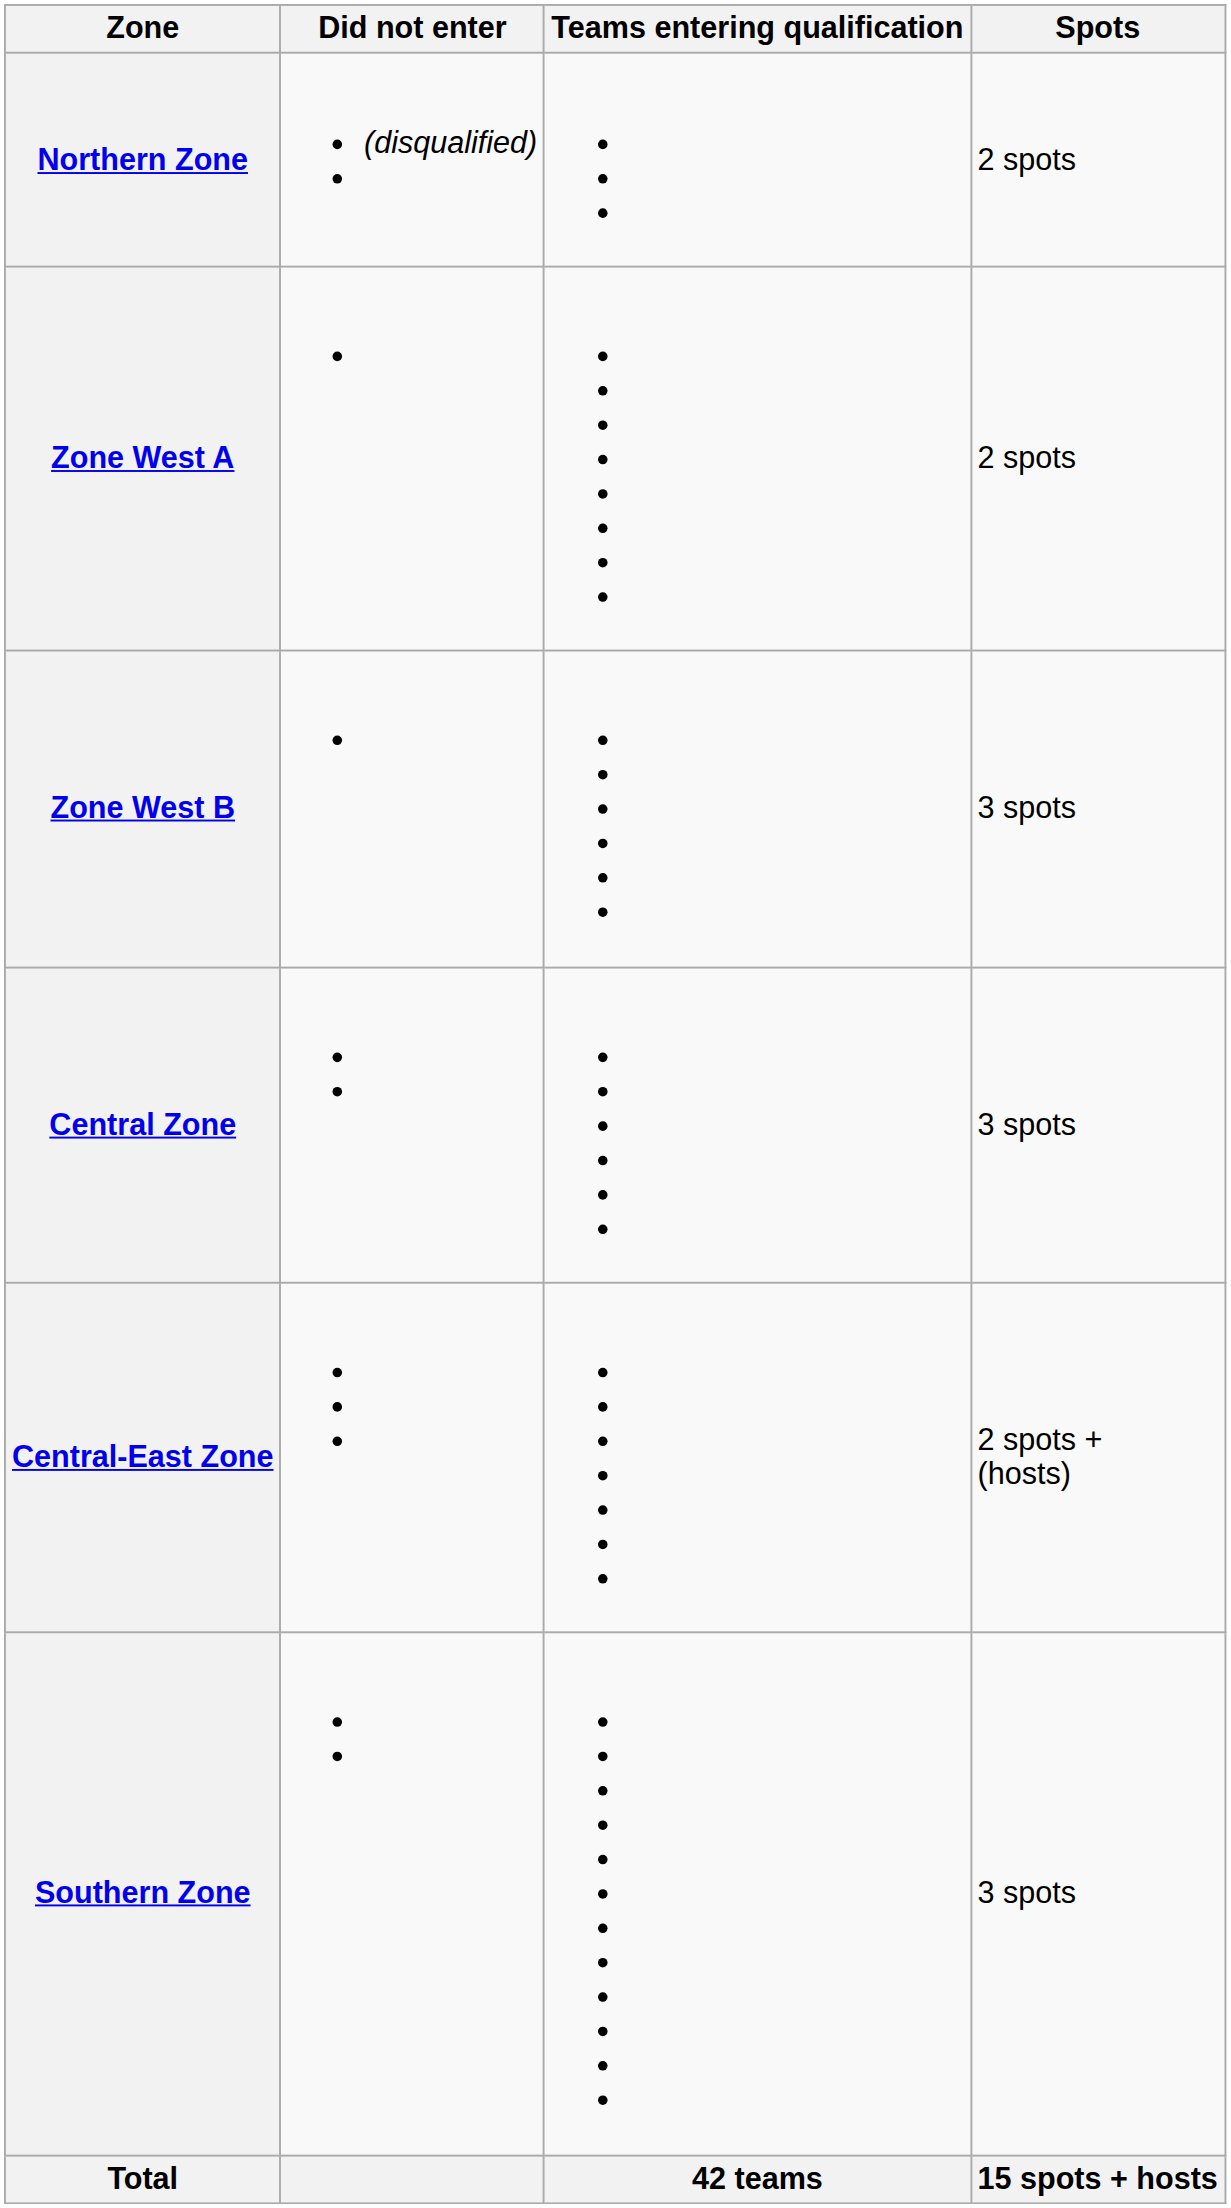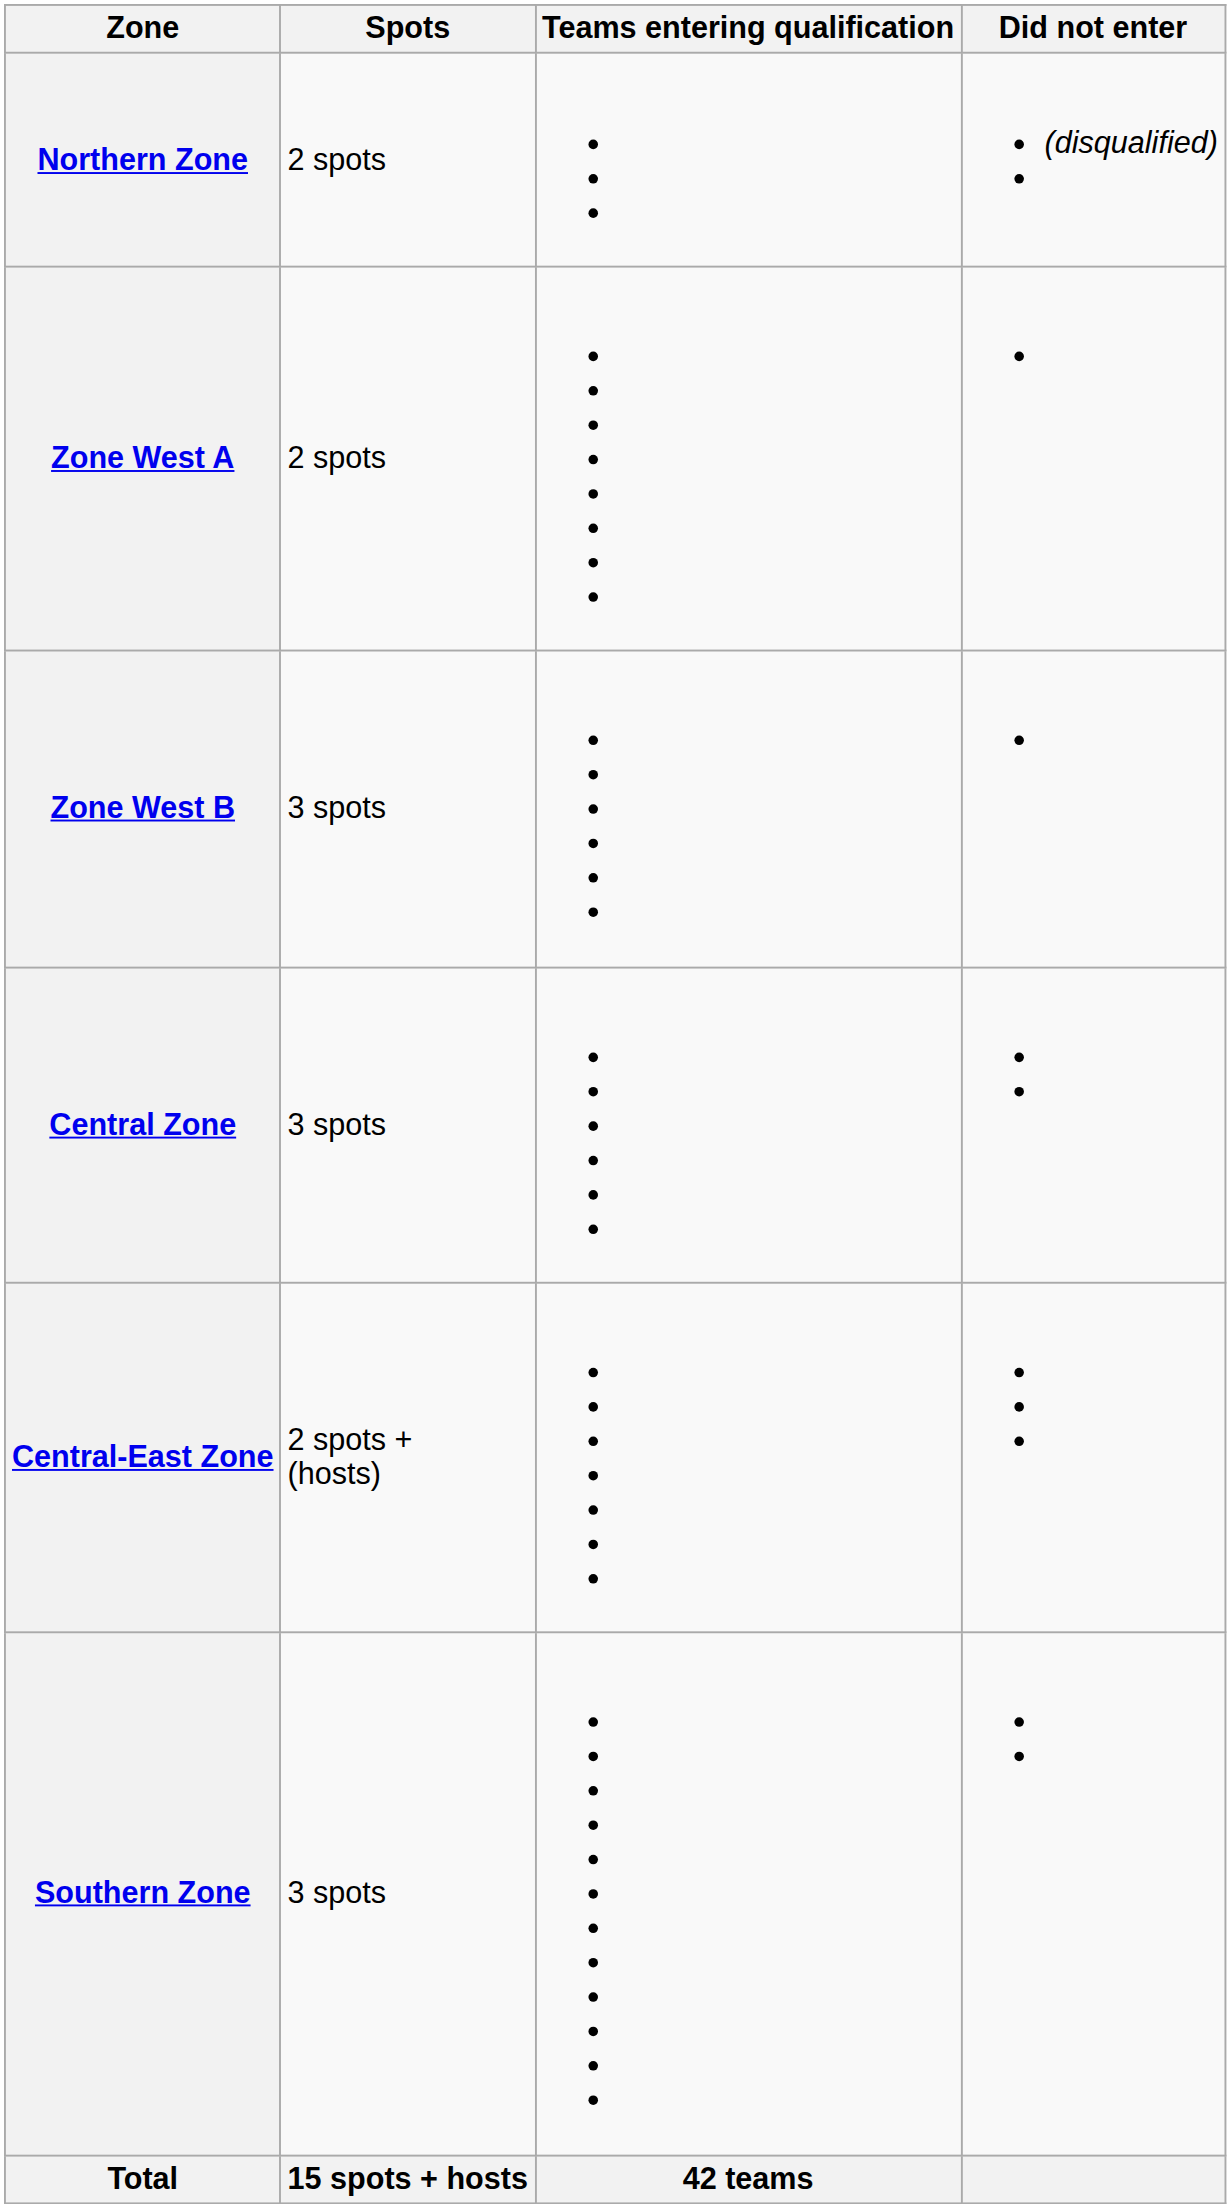columns swapped: (1098, 28) <-> (412, 28)
